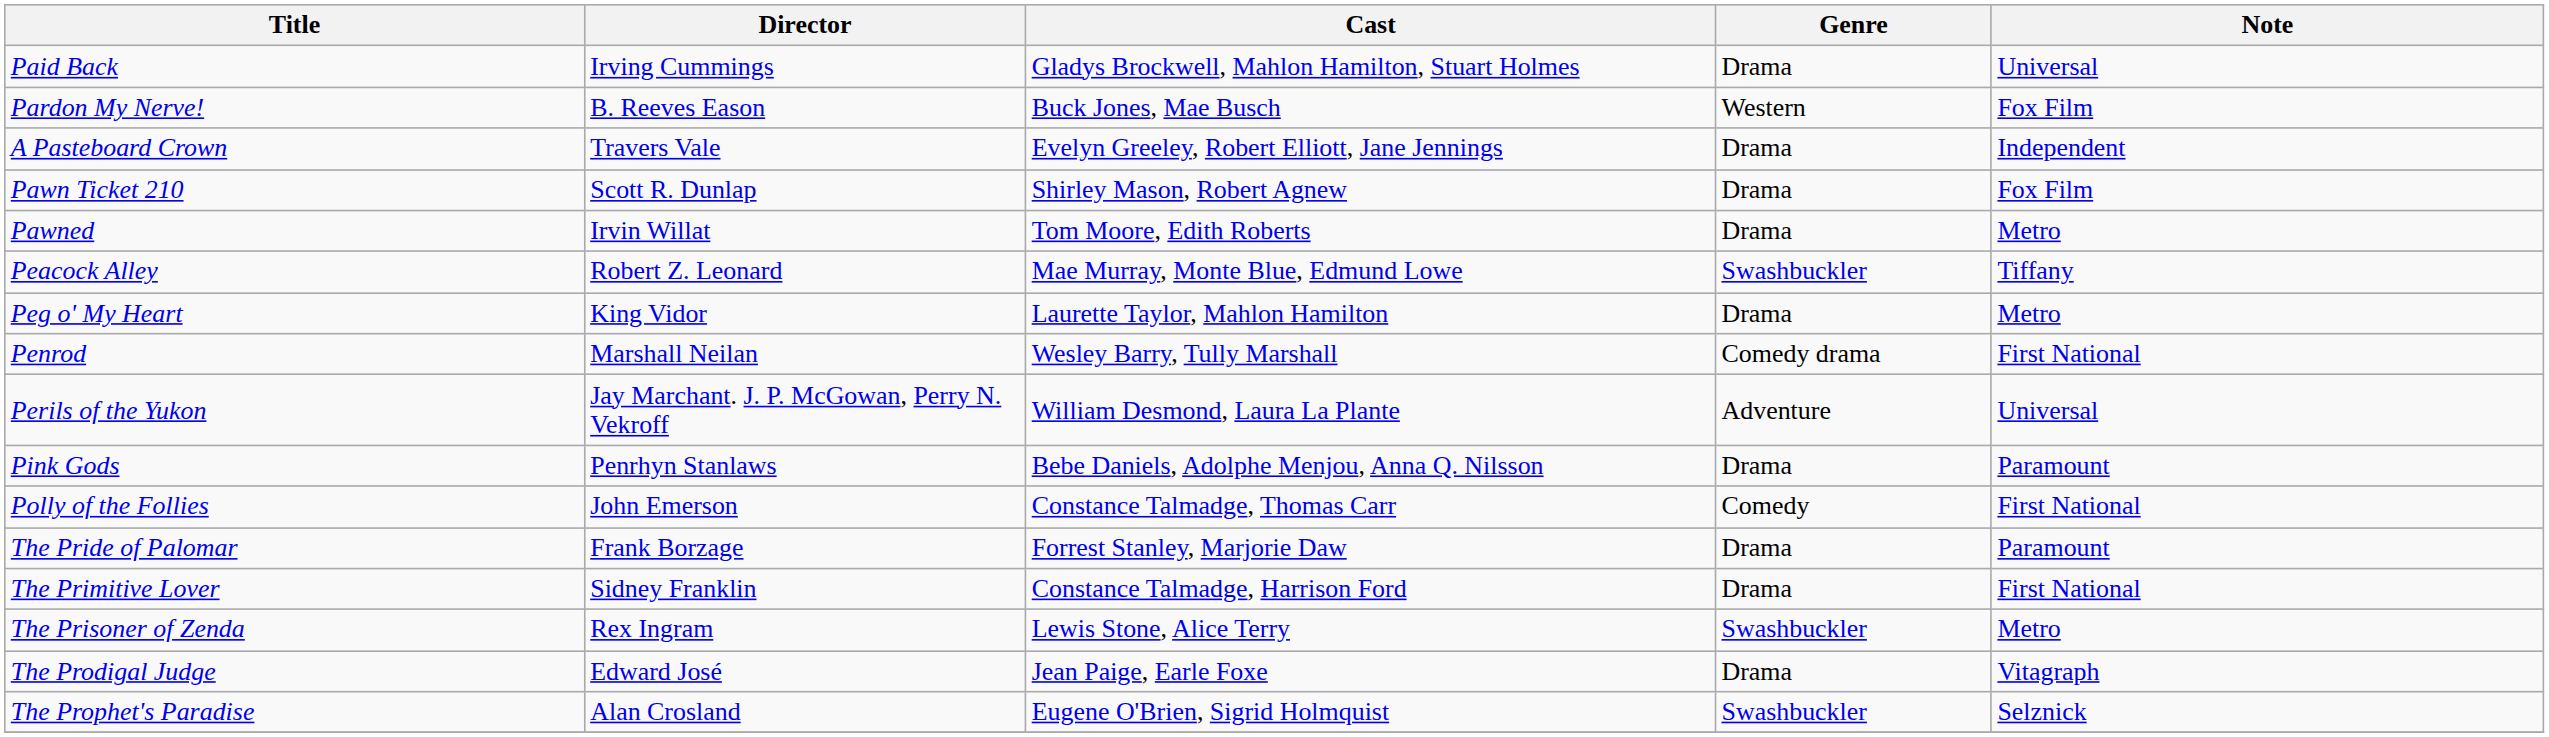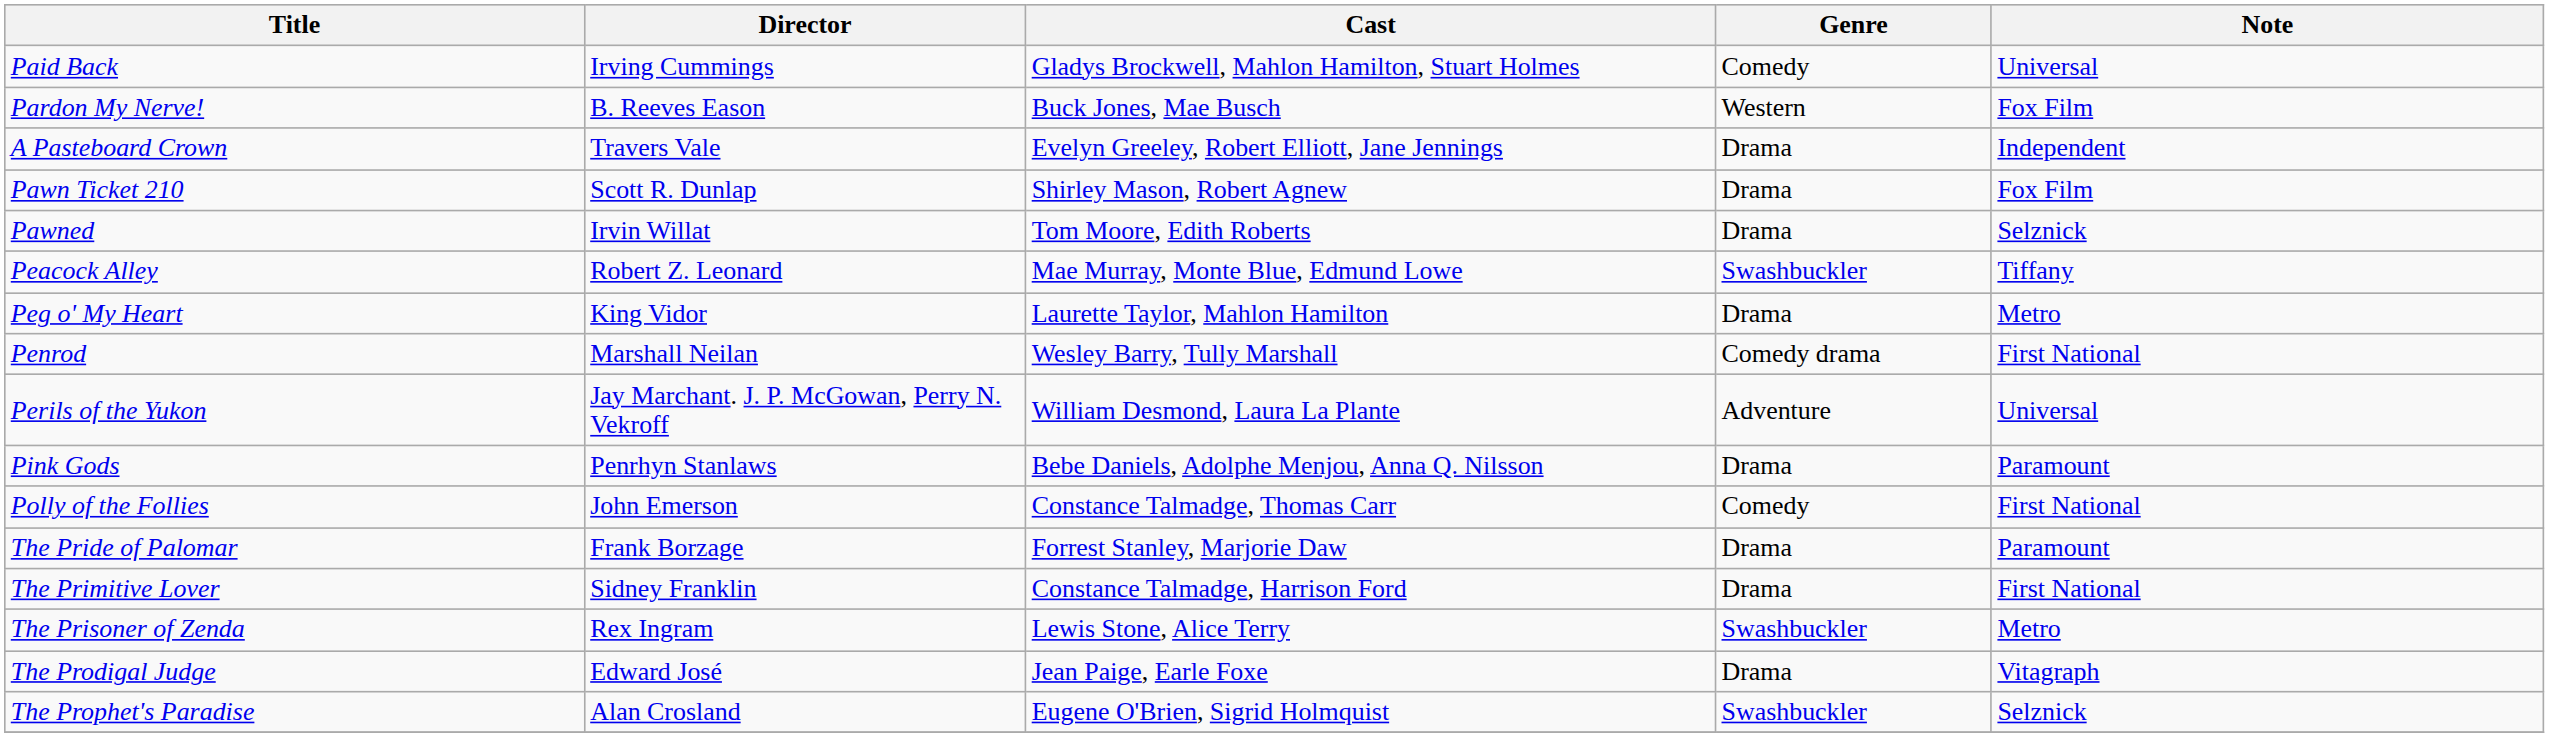(1757, 66) Drama -> (1765, 66) Comedy
(2029, 230) Metro -> (2042, 230) Selznick
